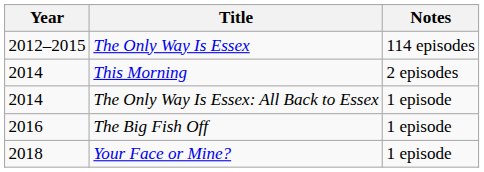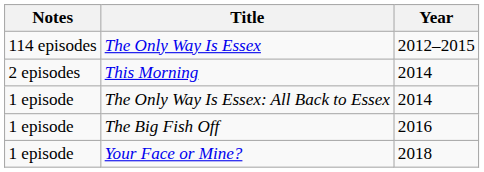columns swapped: (47, 18) <-> (431, 18)
